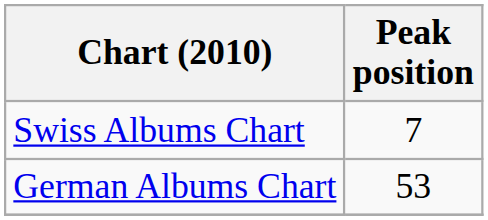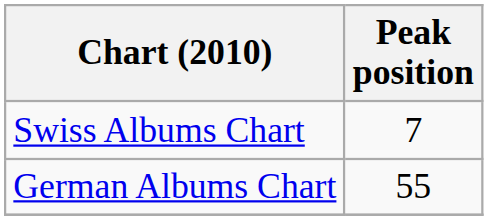(413, 186) 53 -> (413, 186) 55
